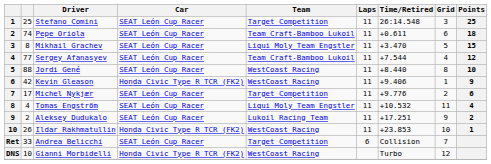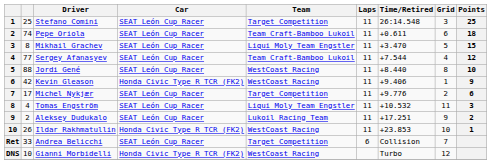(472, 106) 4 -> (472, 106) 3
